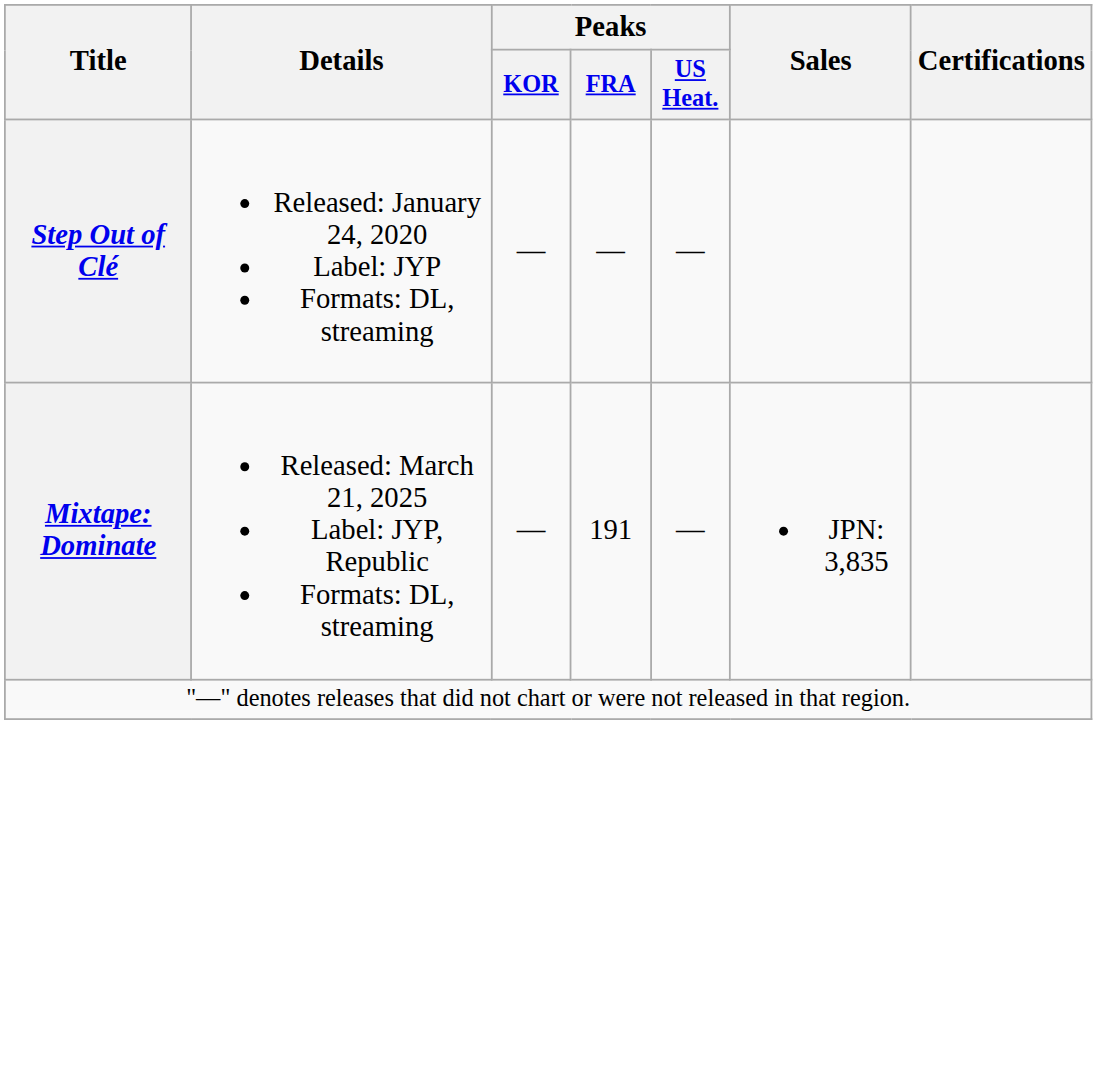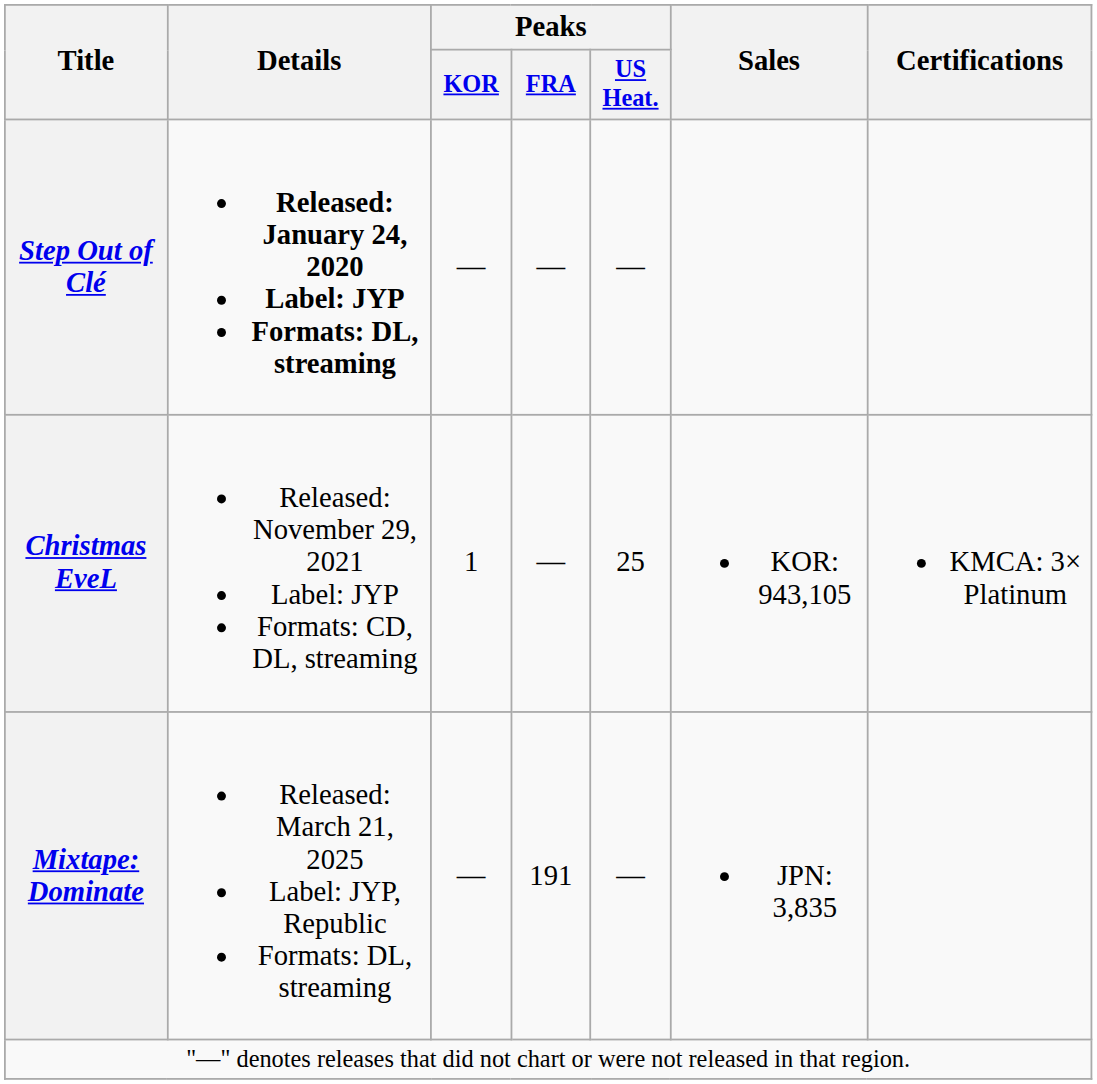(341, 267) normal -> (299, 283) bold
+ row: (86, 562)
